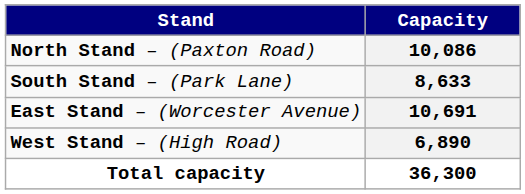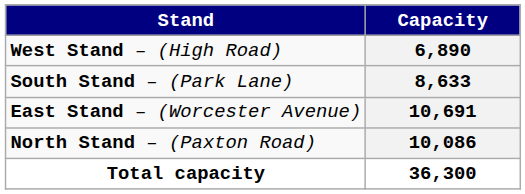rows swapped: (443, 51) <-> (443, 143)
